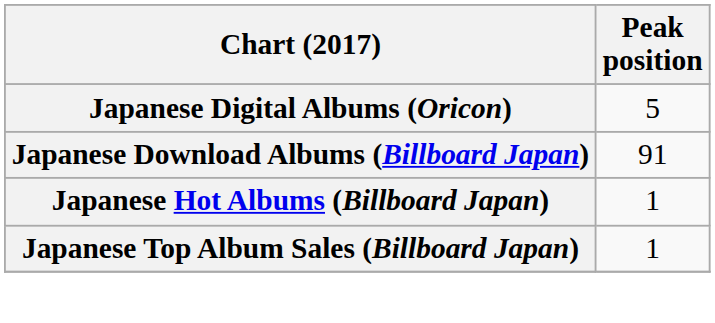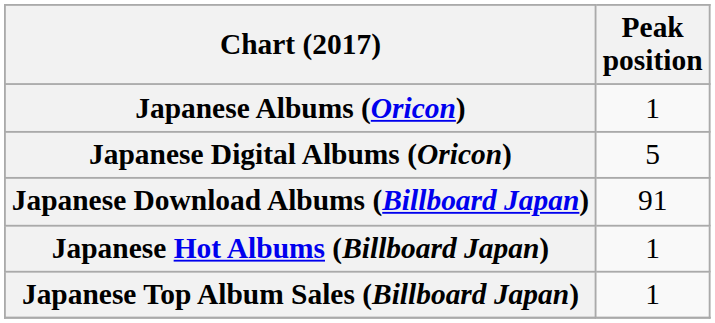+ row: (300, 107)
